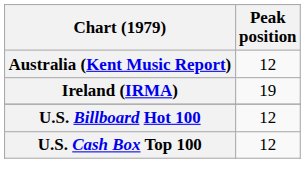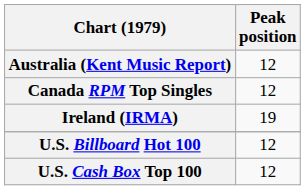+ row: (120, 90)
